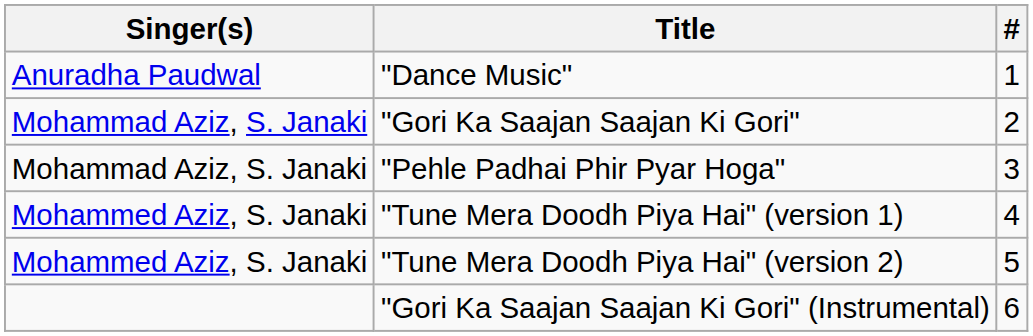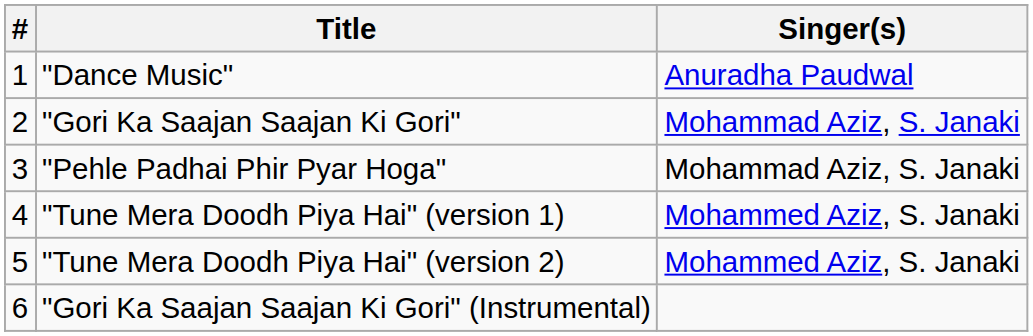columns swapped: (1012, 28) <-> (190, 28)
